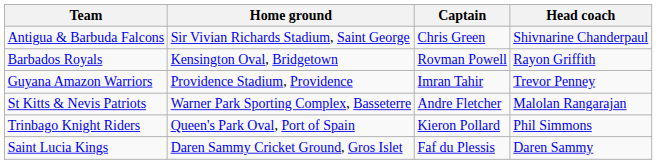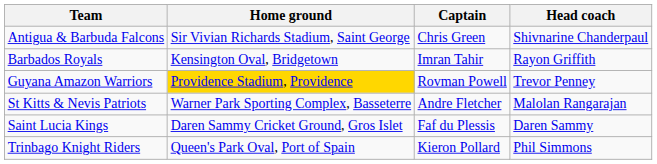(462, 59) Rovman Powell -> (450, 59) Imran Tahir
(262, 81) no background -> (262, 81) gold background
(450, 81) Imran Tahir -> (462, 81) Rovman Powell
rows swapped: (58, 147) <-> (74, 125)
